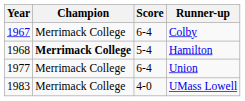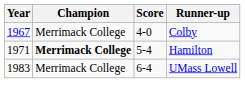(144, 31) 6-4 -> (144, 31) 4-0
(19, 50) 1968 -> (19, 50) 1971
- row: (183, 68)
(144, 86) 4-0 -> (144, 68) 6-4
